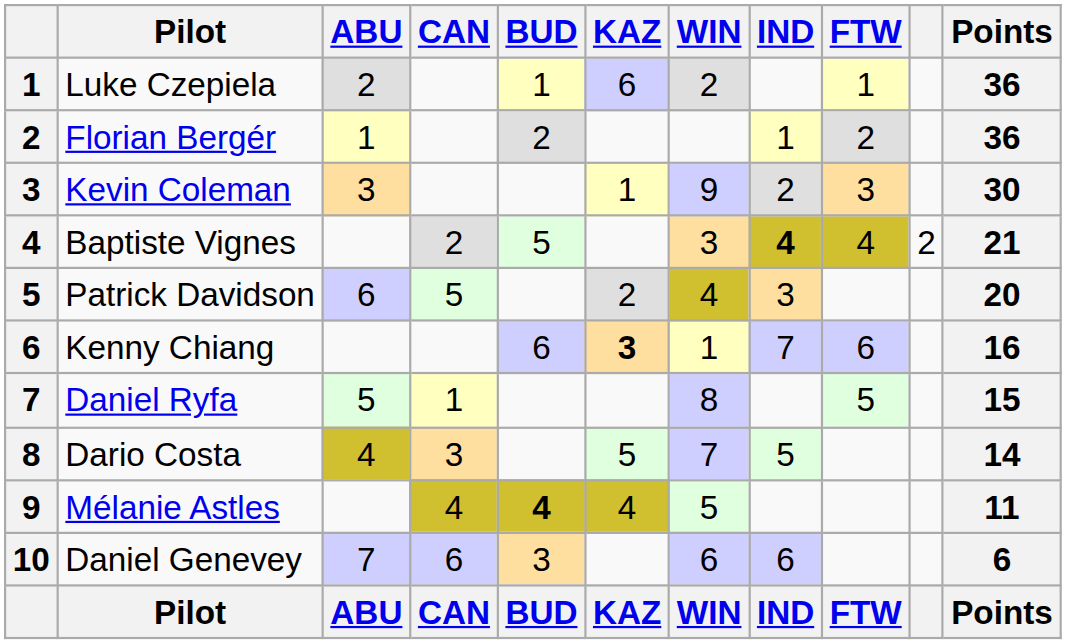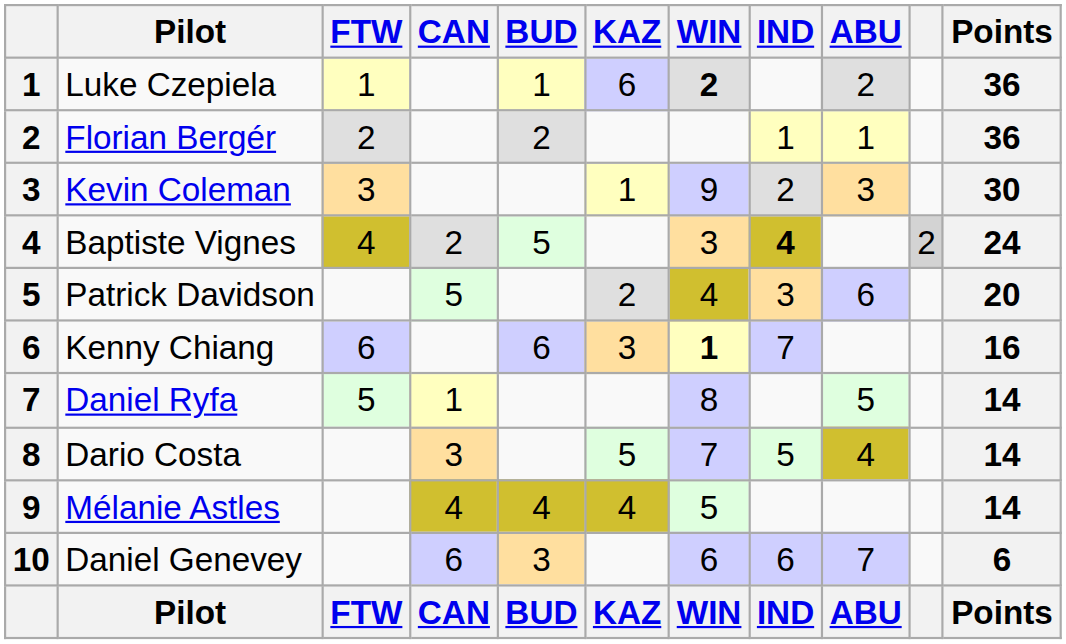columns swapped: (366, 32) <-> (866, 32)
(709, 84) normal -> (709, 84) bold
(926, 242) no background -> (926, 242) lightgrey background
(1002, 242) 21 -> (1002, 242) 24
(627, 348) bold -> (627, 348) normal
(709, 348) normal -> (709, 348) bold
(1002, 401) 15 -> (1002, 401) 14
(541, 506) bold -> (541, 506) normal
(1002, 506) 11 -> (1002, 506) 14
